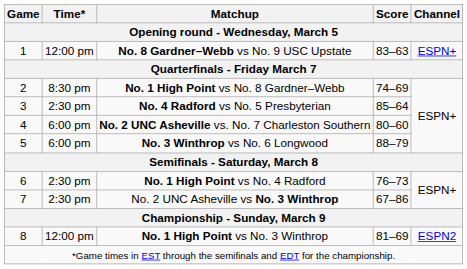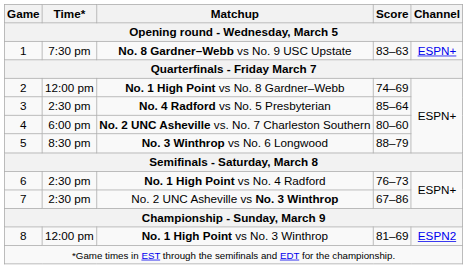(69, 51) 12:00 pm -> (69, 51) 7:30 pm
(69, 88) 8:30 pm -> (69, 88) 12:00 pm
(69, 144) 6:00 pm -> (69, 144) 8:30 pm
